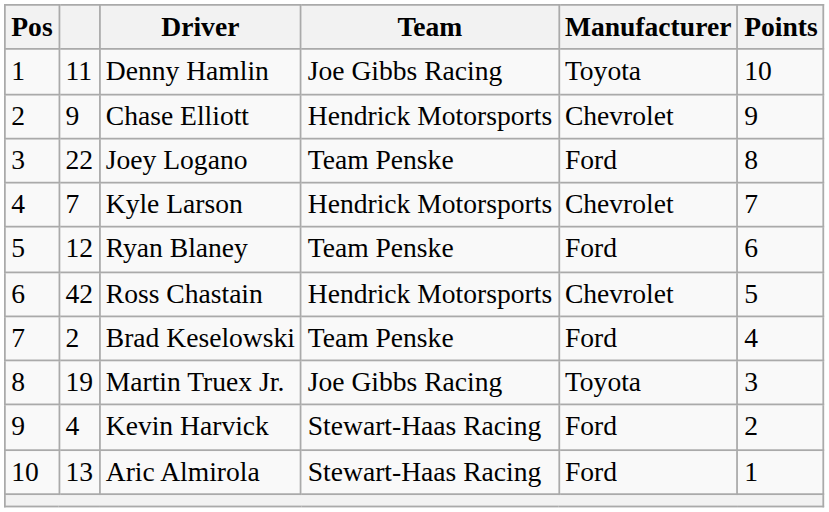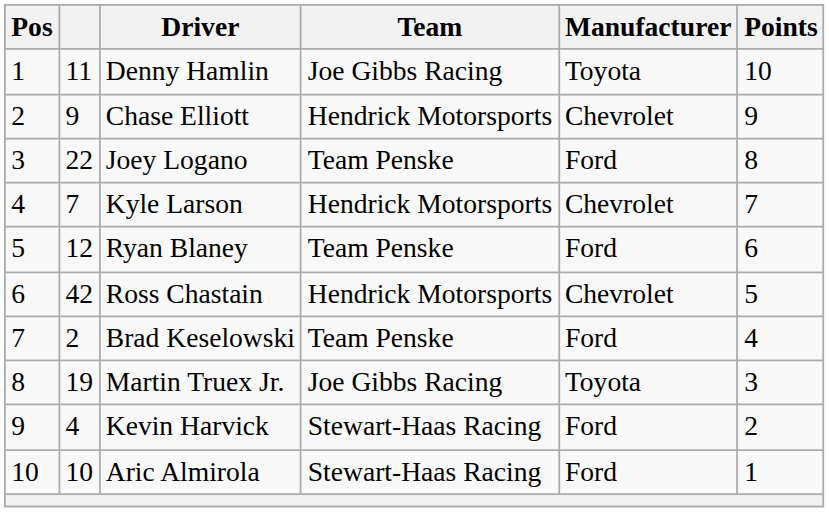(79, 470) 13 -> (79, 470) 10
